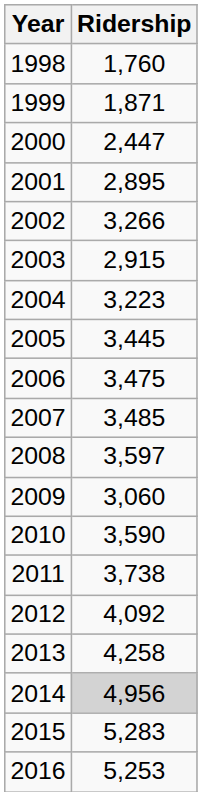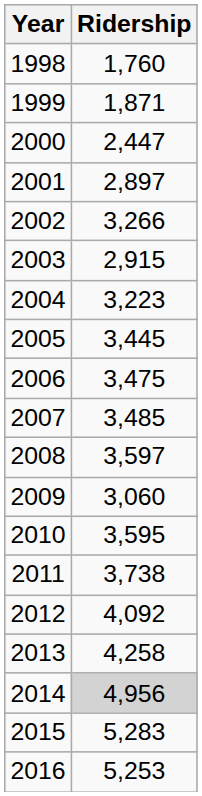(134, 181) 2,895 -> (134, 181) 2,897
(134, 535) 3,590 -> (134, 535) 3,595
